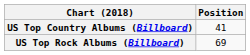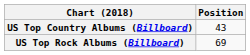(221, 27) 41 -> (221, 27) 43
